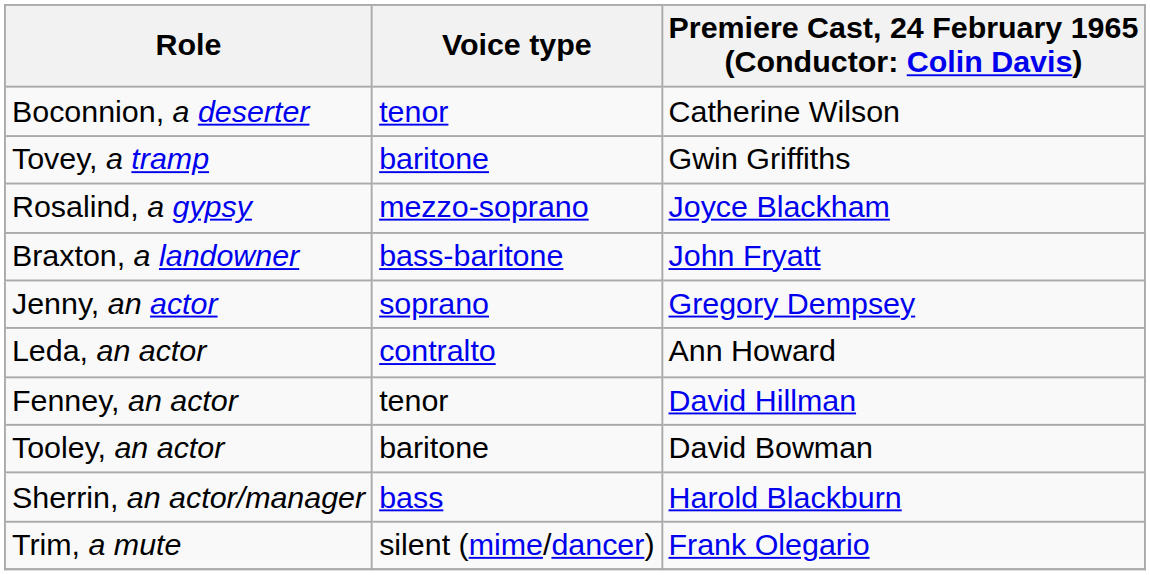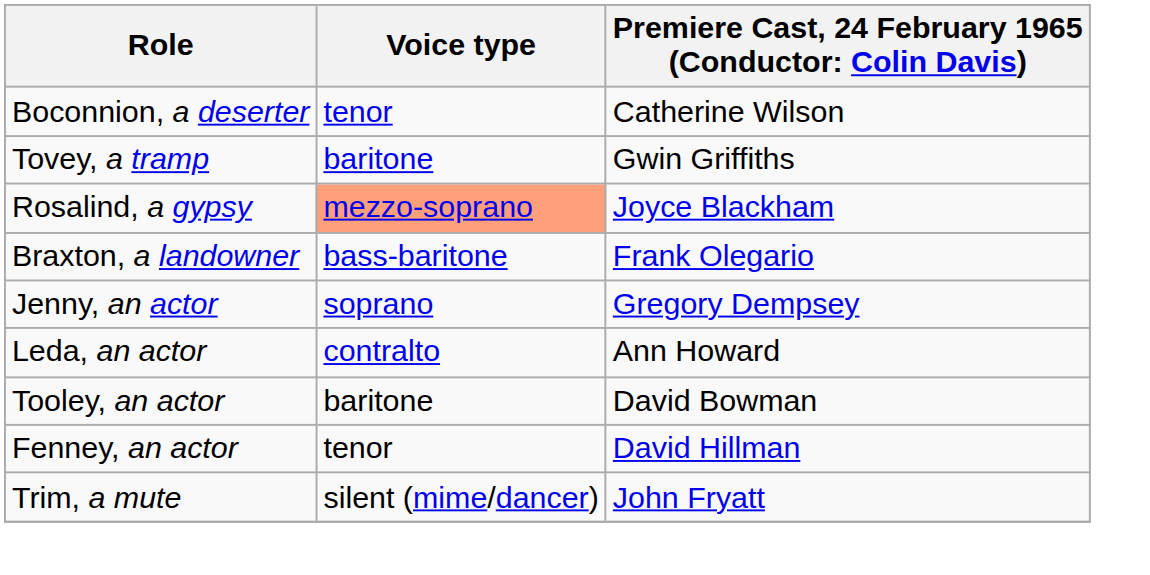(484, 207) no background -> (428, 207) lightsalmon background
(745, 255) John Fryatt -> (713, 255) Frank Olegario
rows swapped: (125, 400) <-> (118, 448)
- row: (189, 496)
(769, 544) Frank Olegario -> (689, 496) John Fryatt
